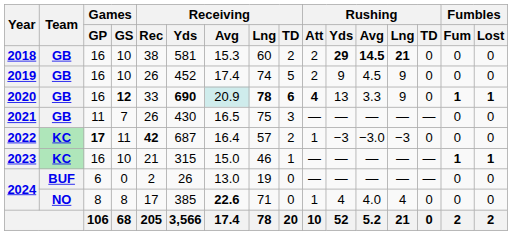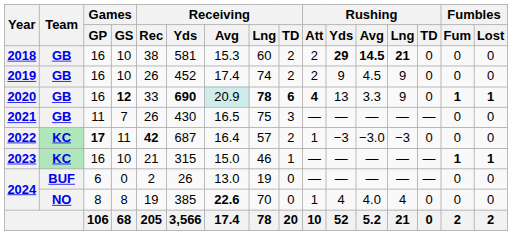(291, 76) 5 -> (291, 76) 2
(151, 199) 17 -> (151, 199) 19
(264, 199) 71 -> (264, 199) 70
